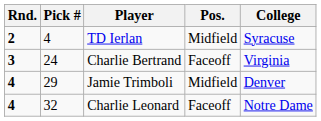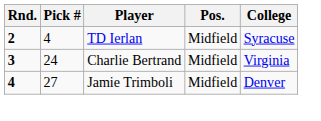(209, 60) Faceoff -> (213, 60) Midfield
(51, 82) 29 -> (51, 82) 27
- row: (133, 104)
